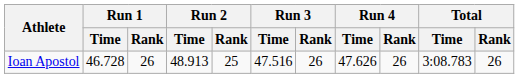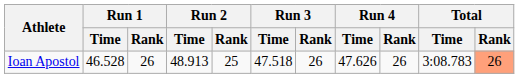(105, 62) 46.728 -> (105, 62) 46.528
(273, 62) 47.516 -> (273, 62) 47.518
(494, 62) no background -> (494, 62) lightsalmon background
